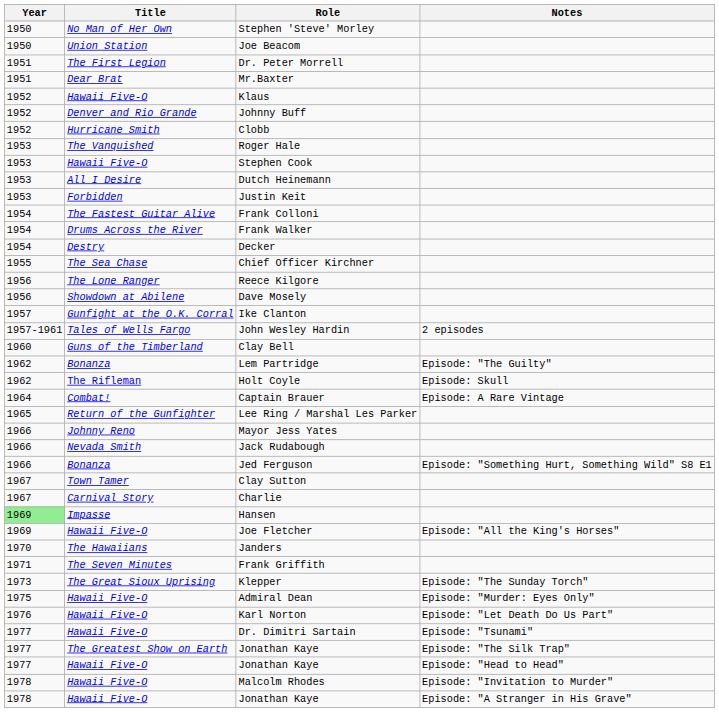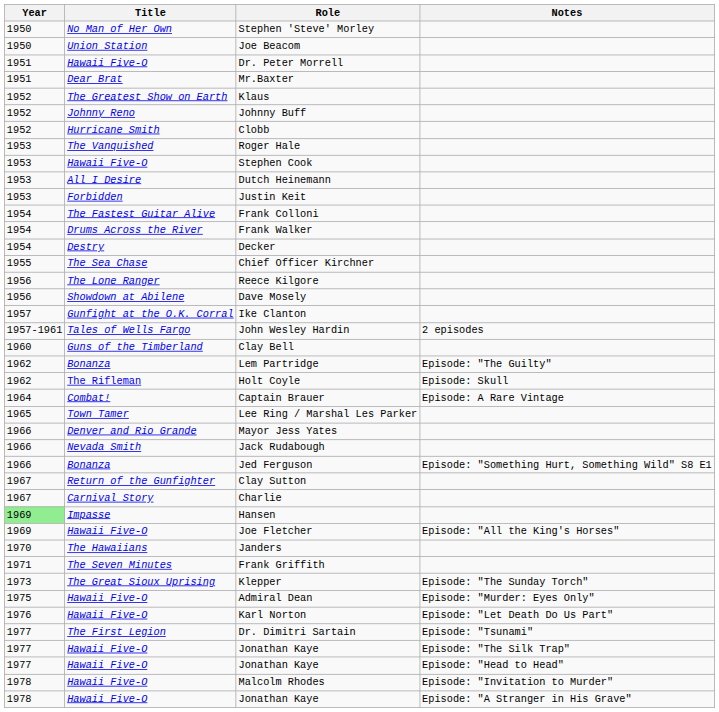(117, 63) The First Legion -> (107, 63) Hawaii Five-O
(107, 96) Hawaii Five-O -> (147, 96) The Greatest Show on Earth
(132, 113) Denver and Rio Grande -> (101, 113) Johnny Reno
(141, 414) Return of the Gunfighter -> (98, 414) Town Tamer
(101, 431) Johnny Reno -> (132, 431) Denver and Rio Grande
(98, 481) Town Tamer -> (141, 481) Return of the Gunfighter
(107, 632) Hawaii Five-O -> (117, 632) The First Legion
(147, 649) The Greatest Show on Earth -> (107, 649) Hawaii Five-O
